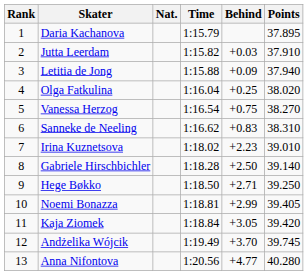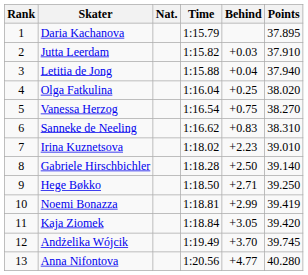(243, 71) +0.09 -> (243, 71) +0.04
(284, 204) 39.405 -> (284, 204) 39.419
